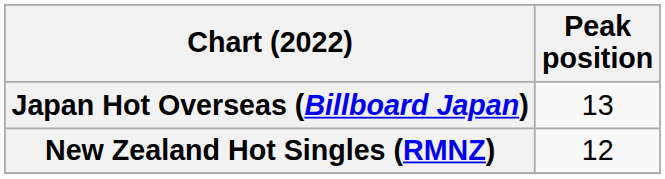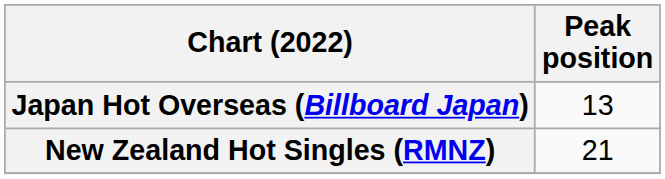(598, 150) 12 -> (598, 150) 21
